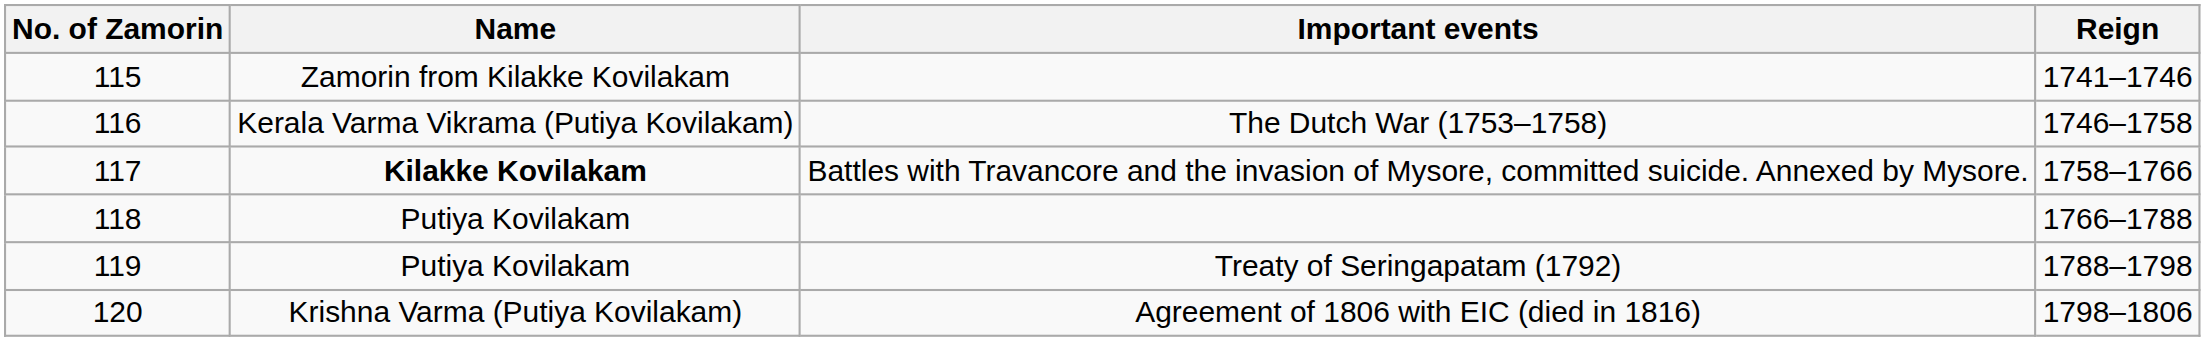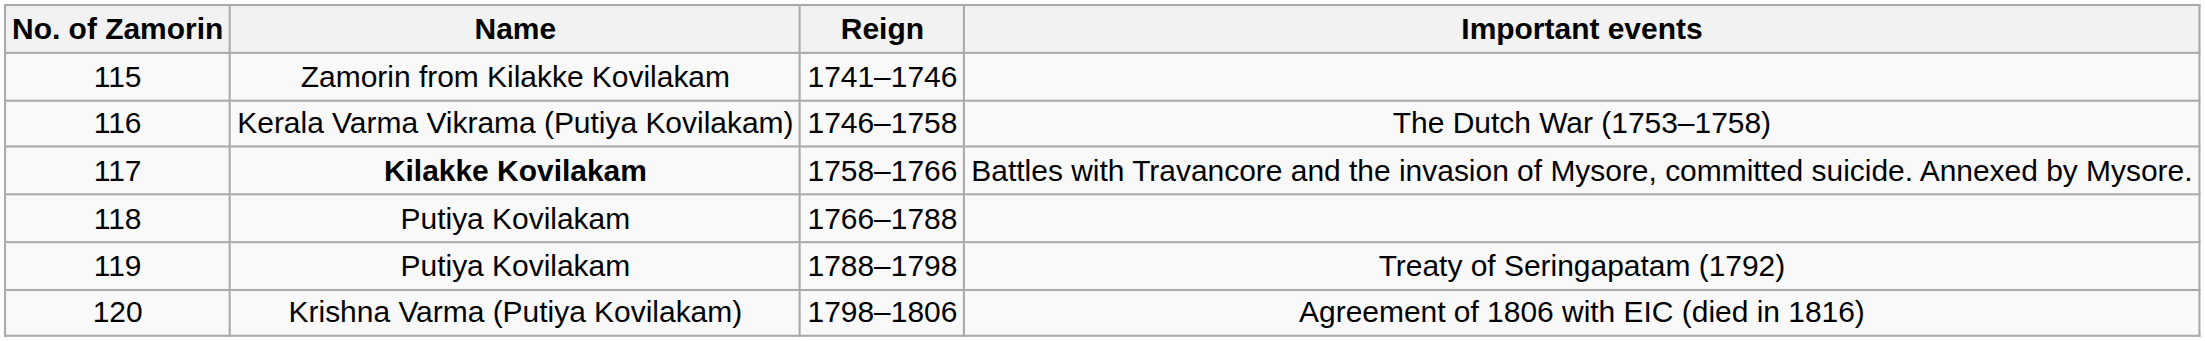columns swapped: (2118, 29) <-> (1418, 29)
